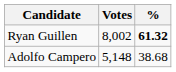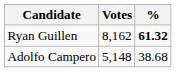(117, 35) 8,002 -> (117, 35) 8,162
